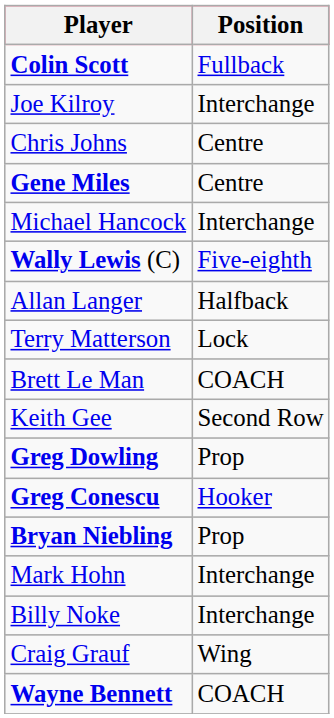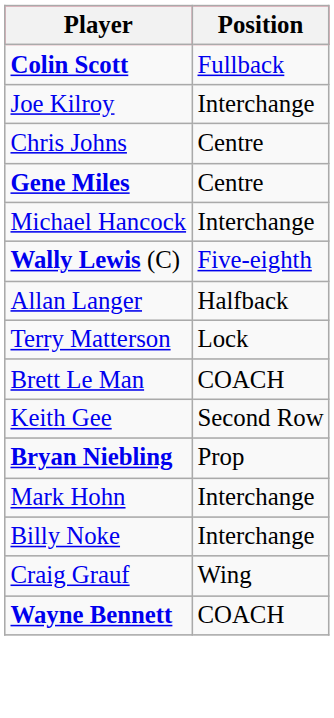- row: (84, 457)
- row: (85, 496)
